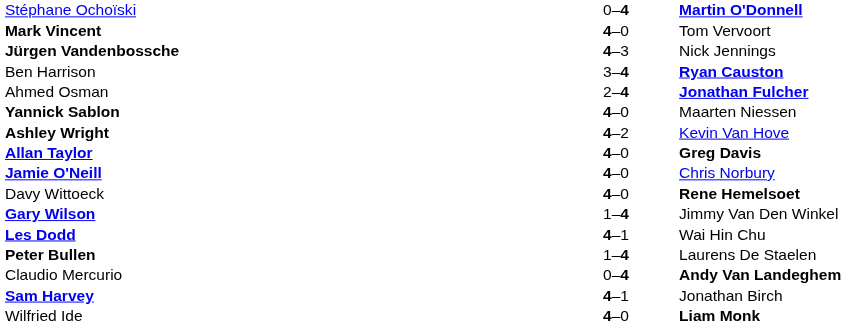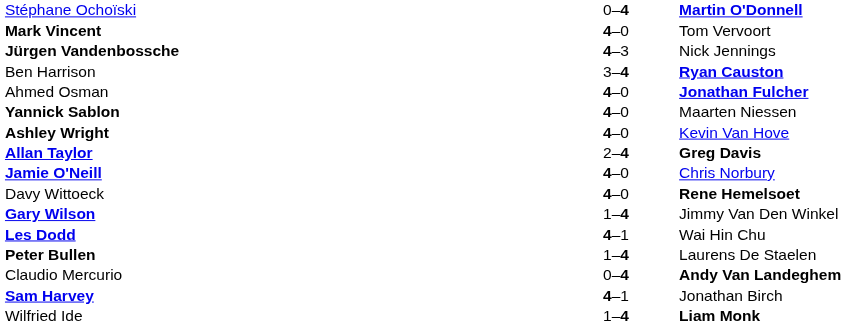(616, 92) 2–4 -> (616, 92) 4–0
(616, 132) 4–2 -> (616, 132) 4–0
(616, 153) 4–0 -> (616, 153) 2–4
(616, 316) 4–0 -> (616, 316) 1–4
